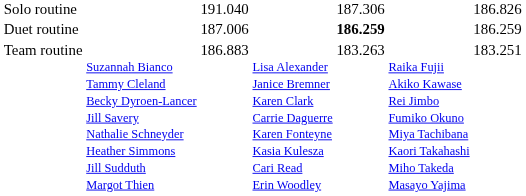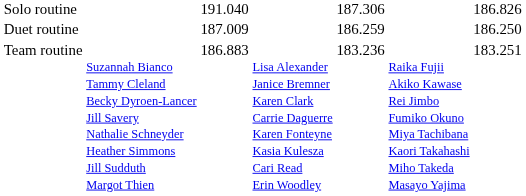(225, 29) 187.006 -> (225, 29) 187.009
(361, 29) bold -> (361, 29) normal
(498, 29) 186.259 -> (498, 29) 186.250
(361, 50) 183.263 -> (361, 50) 183.236
